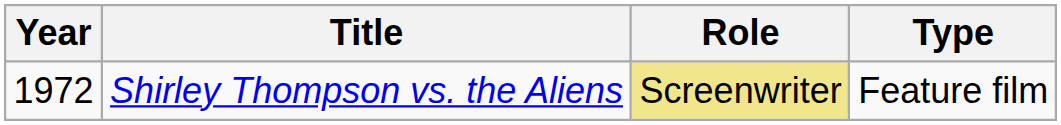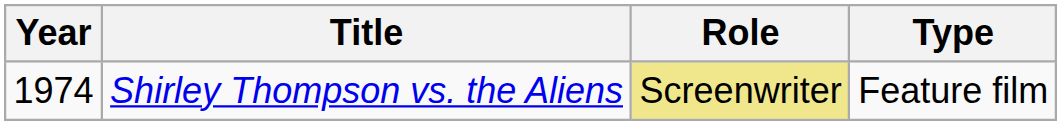(53, 90) 1972 -> (53, 90) 1974
